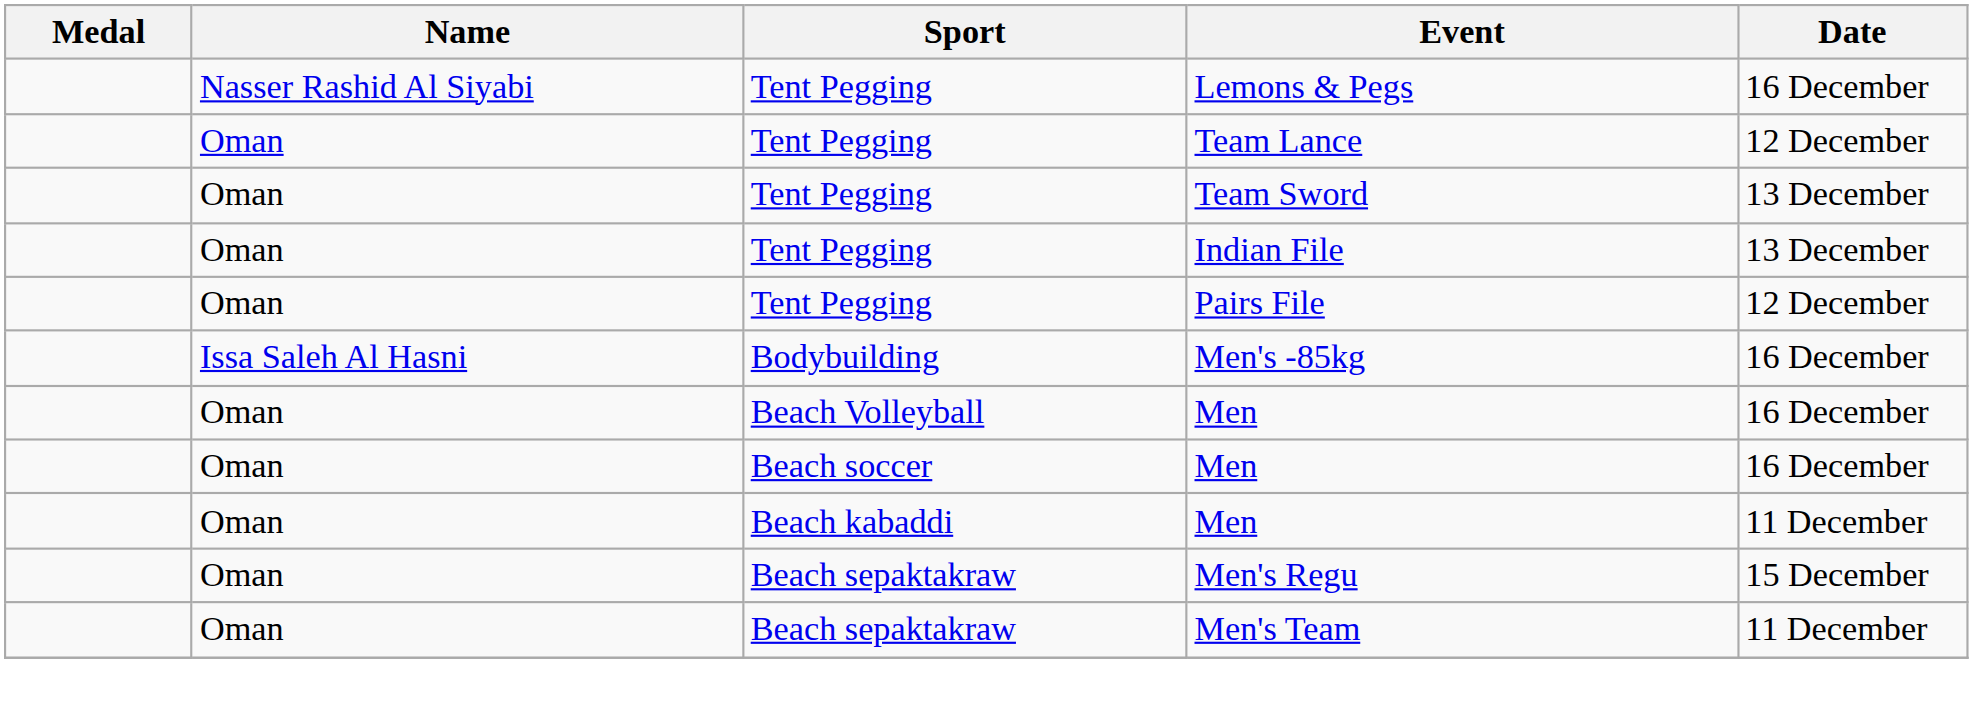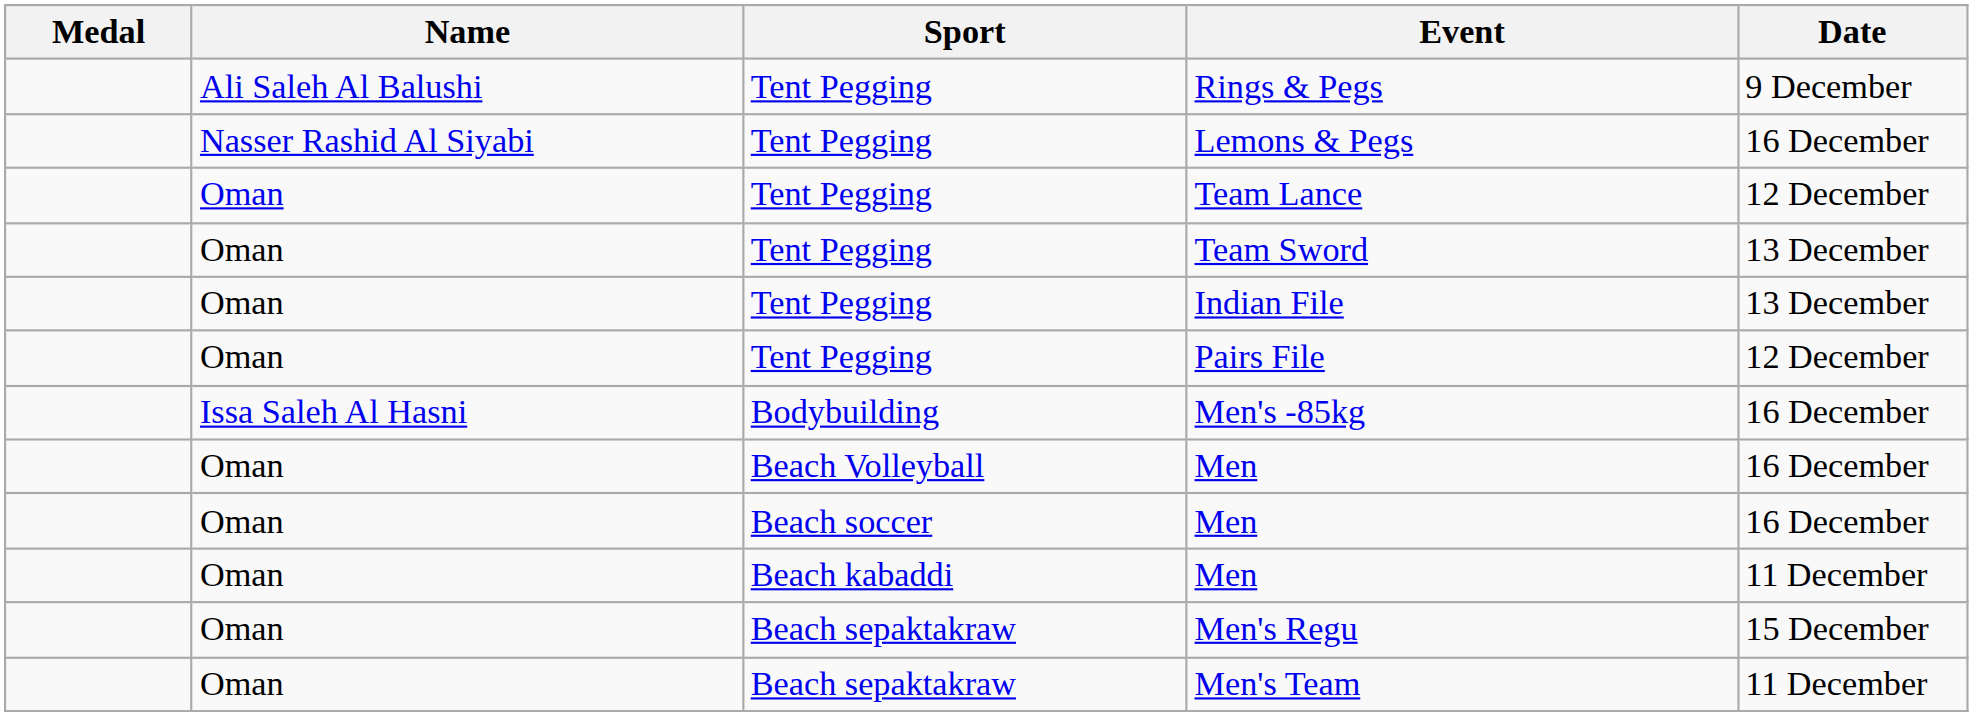+ row: (841, 85)
